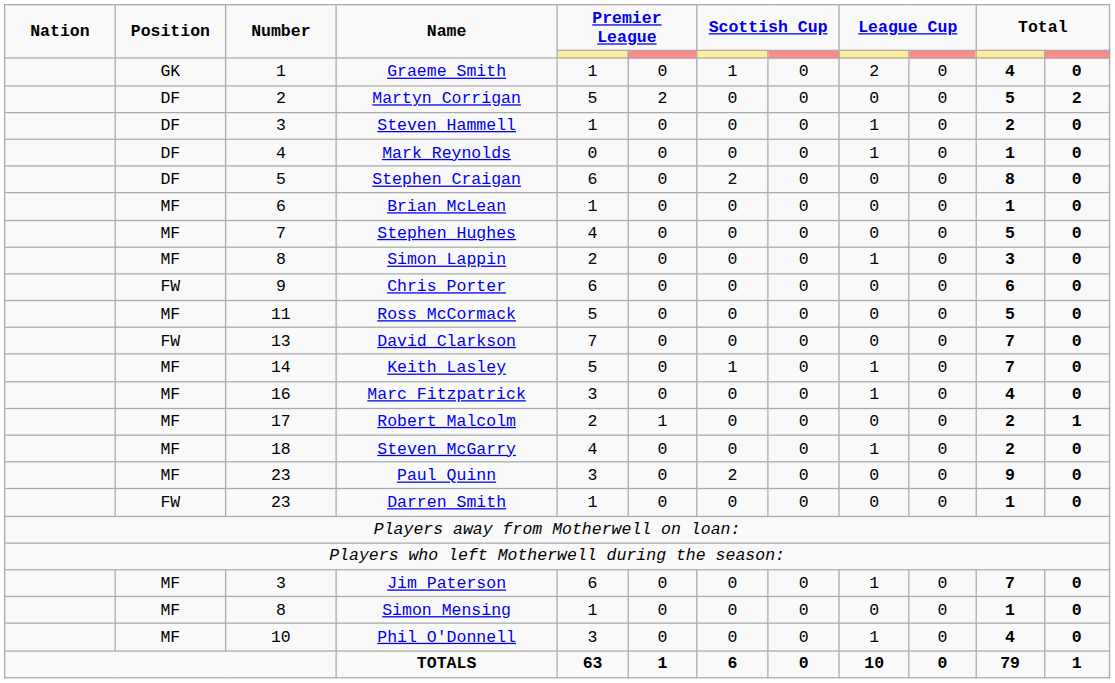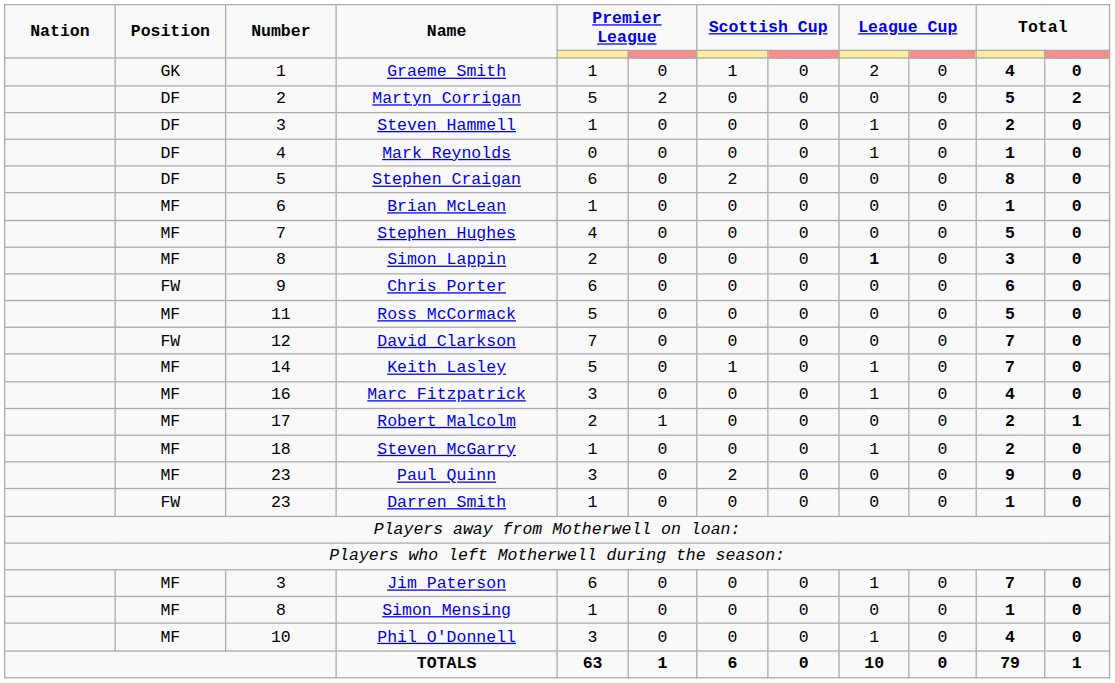(874, 260) normal -> (874, 260) bold
(281, 341) 13 -> (281, 341) 12
(593, 449) 4 -> (593, 449) 1
